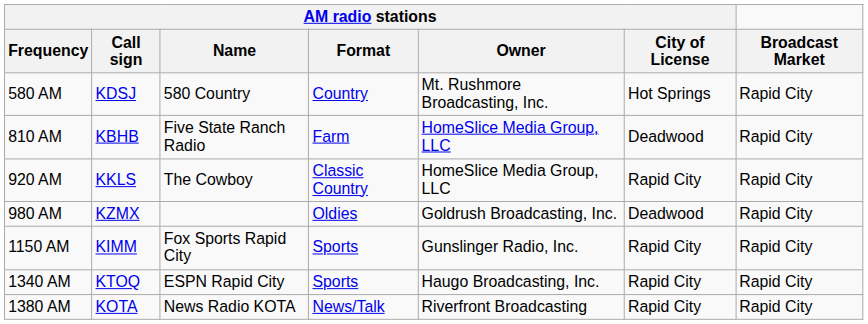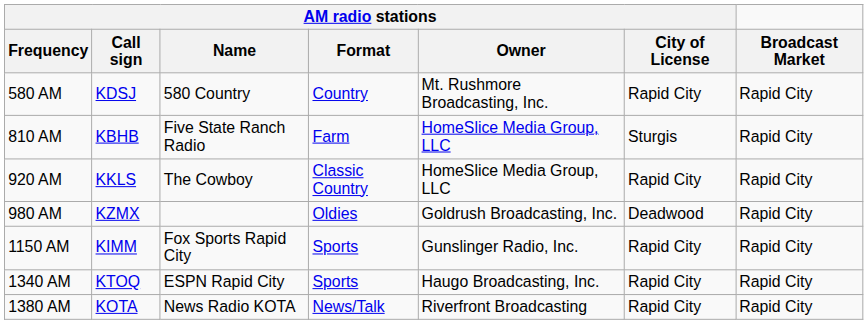(669, 94) Hot Springs -> (665, 94) Rapid City
(666, 136) Deadwood -> (653, 136) Sturgis
